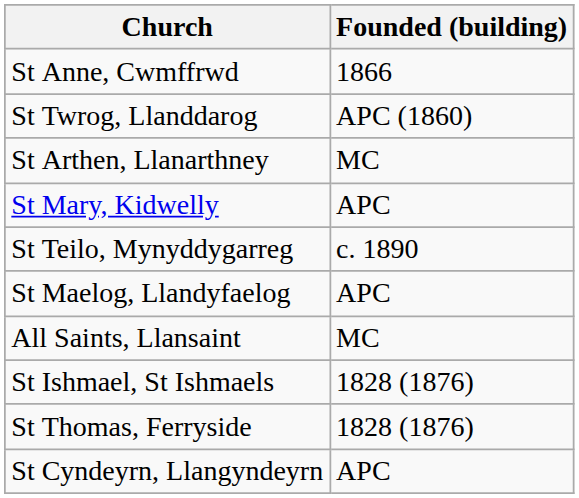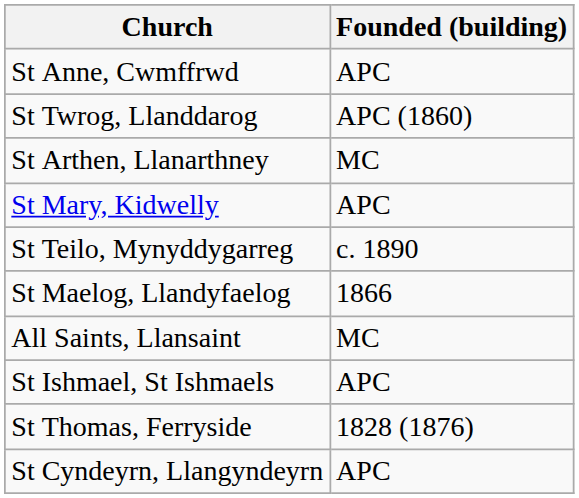(364, 71) 1866 -> (363, 71) APC
(363, 293) APC -> (364, 293) 1866
(405, 381) 1828 (1876) -> (363, 381) APC
